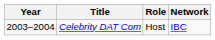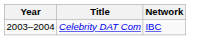- column: (156, 12)
